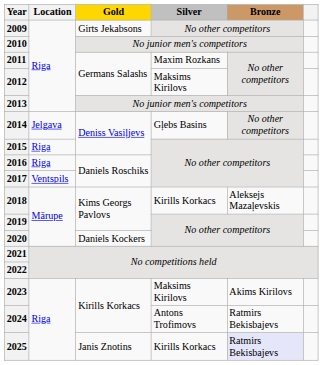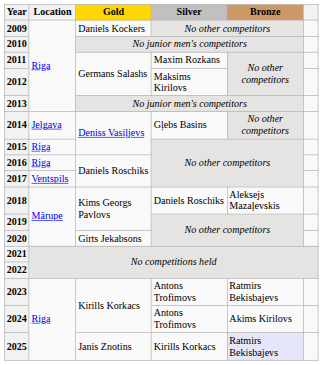(110, 28) Girts Jekabsons -> (112, 28) Daniels Kockers
(185, 200) Kirills Korkacs -> (189, 200) Daniels Roschiks
(112, 238) Daniels Kockers -> (110, 238) Girts Jekabsons
(172, 291) Maksims Kirilovs -> (175, 291) Antons Trofimovs
(261, 291) Akims Kirilovs -> (254, 291) Ratmirs Bekisbajevs
(254, 319) Ratmirs Bekisbajevs -> (261, 319) Akims Kirilovs
